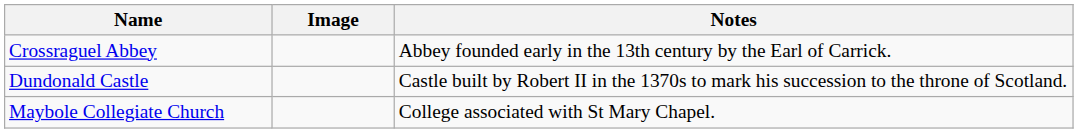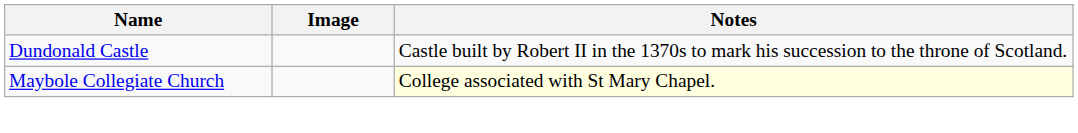- row: (83, 50)
(557, 111) no background -> (557, 81) lightyellow background
